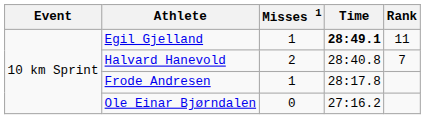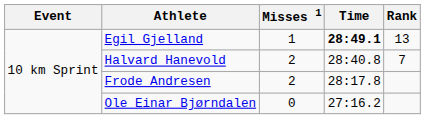(402, 39) 11 -> (402, 39) 13
(292, 82) 1 -> (292, 82) 2
